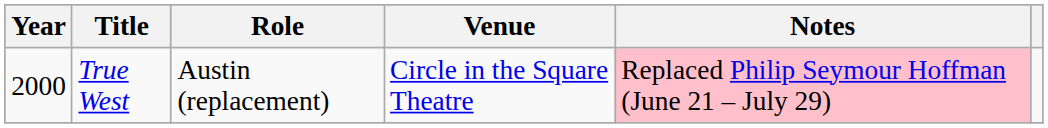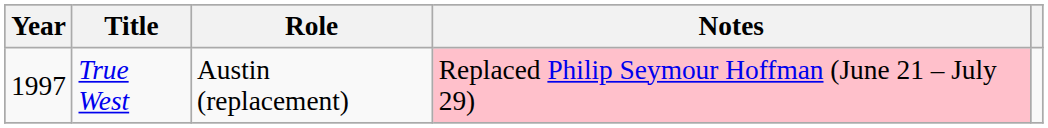- column: (499, 26)
(39, 84) 2000 -> (39, 84) 1997
